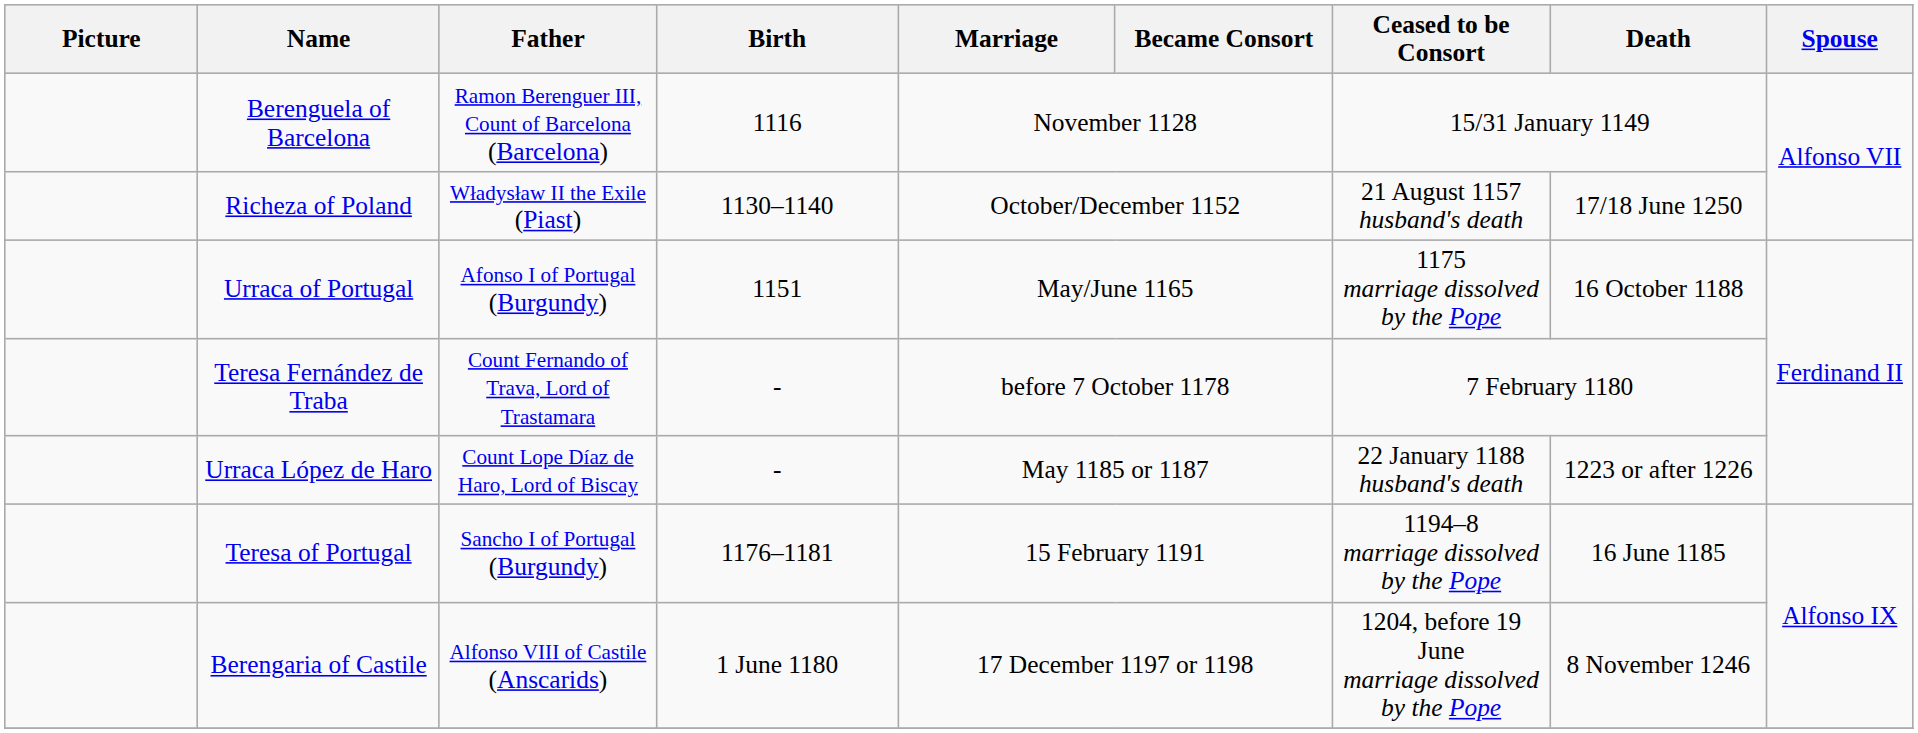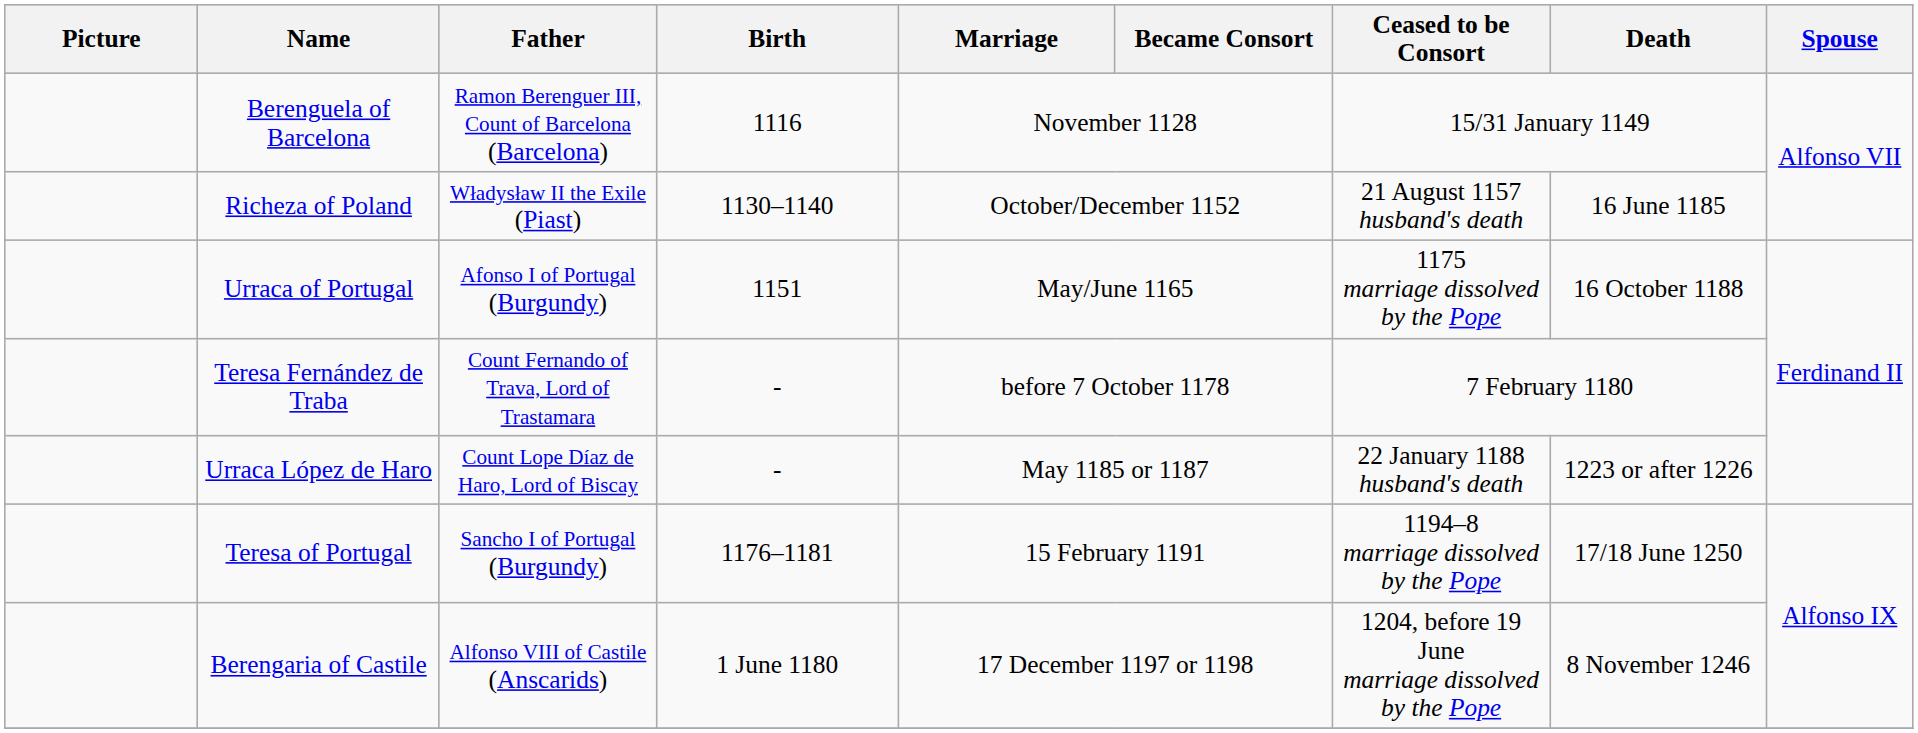(1658, 205) 17/18 June 1250 -> (1658, 205) 16 June 1185
(1658, 552) 16 June 1185 -> (1658, 552) 17/18 June 1250
